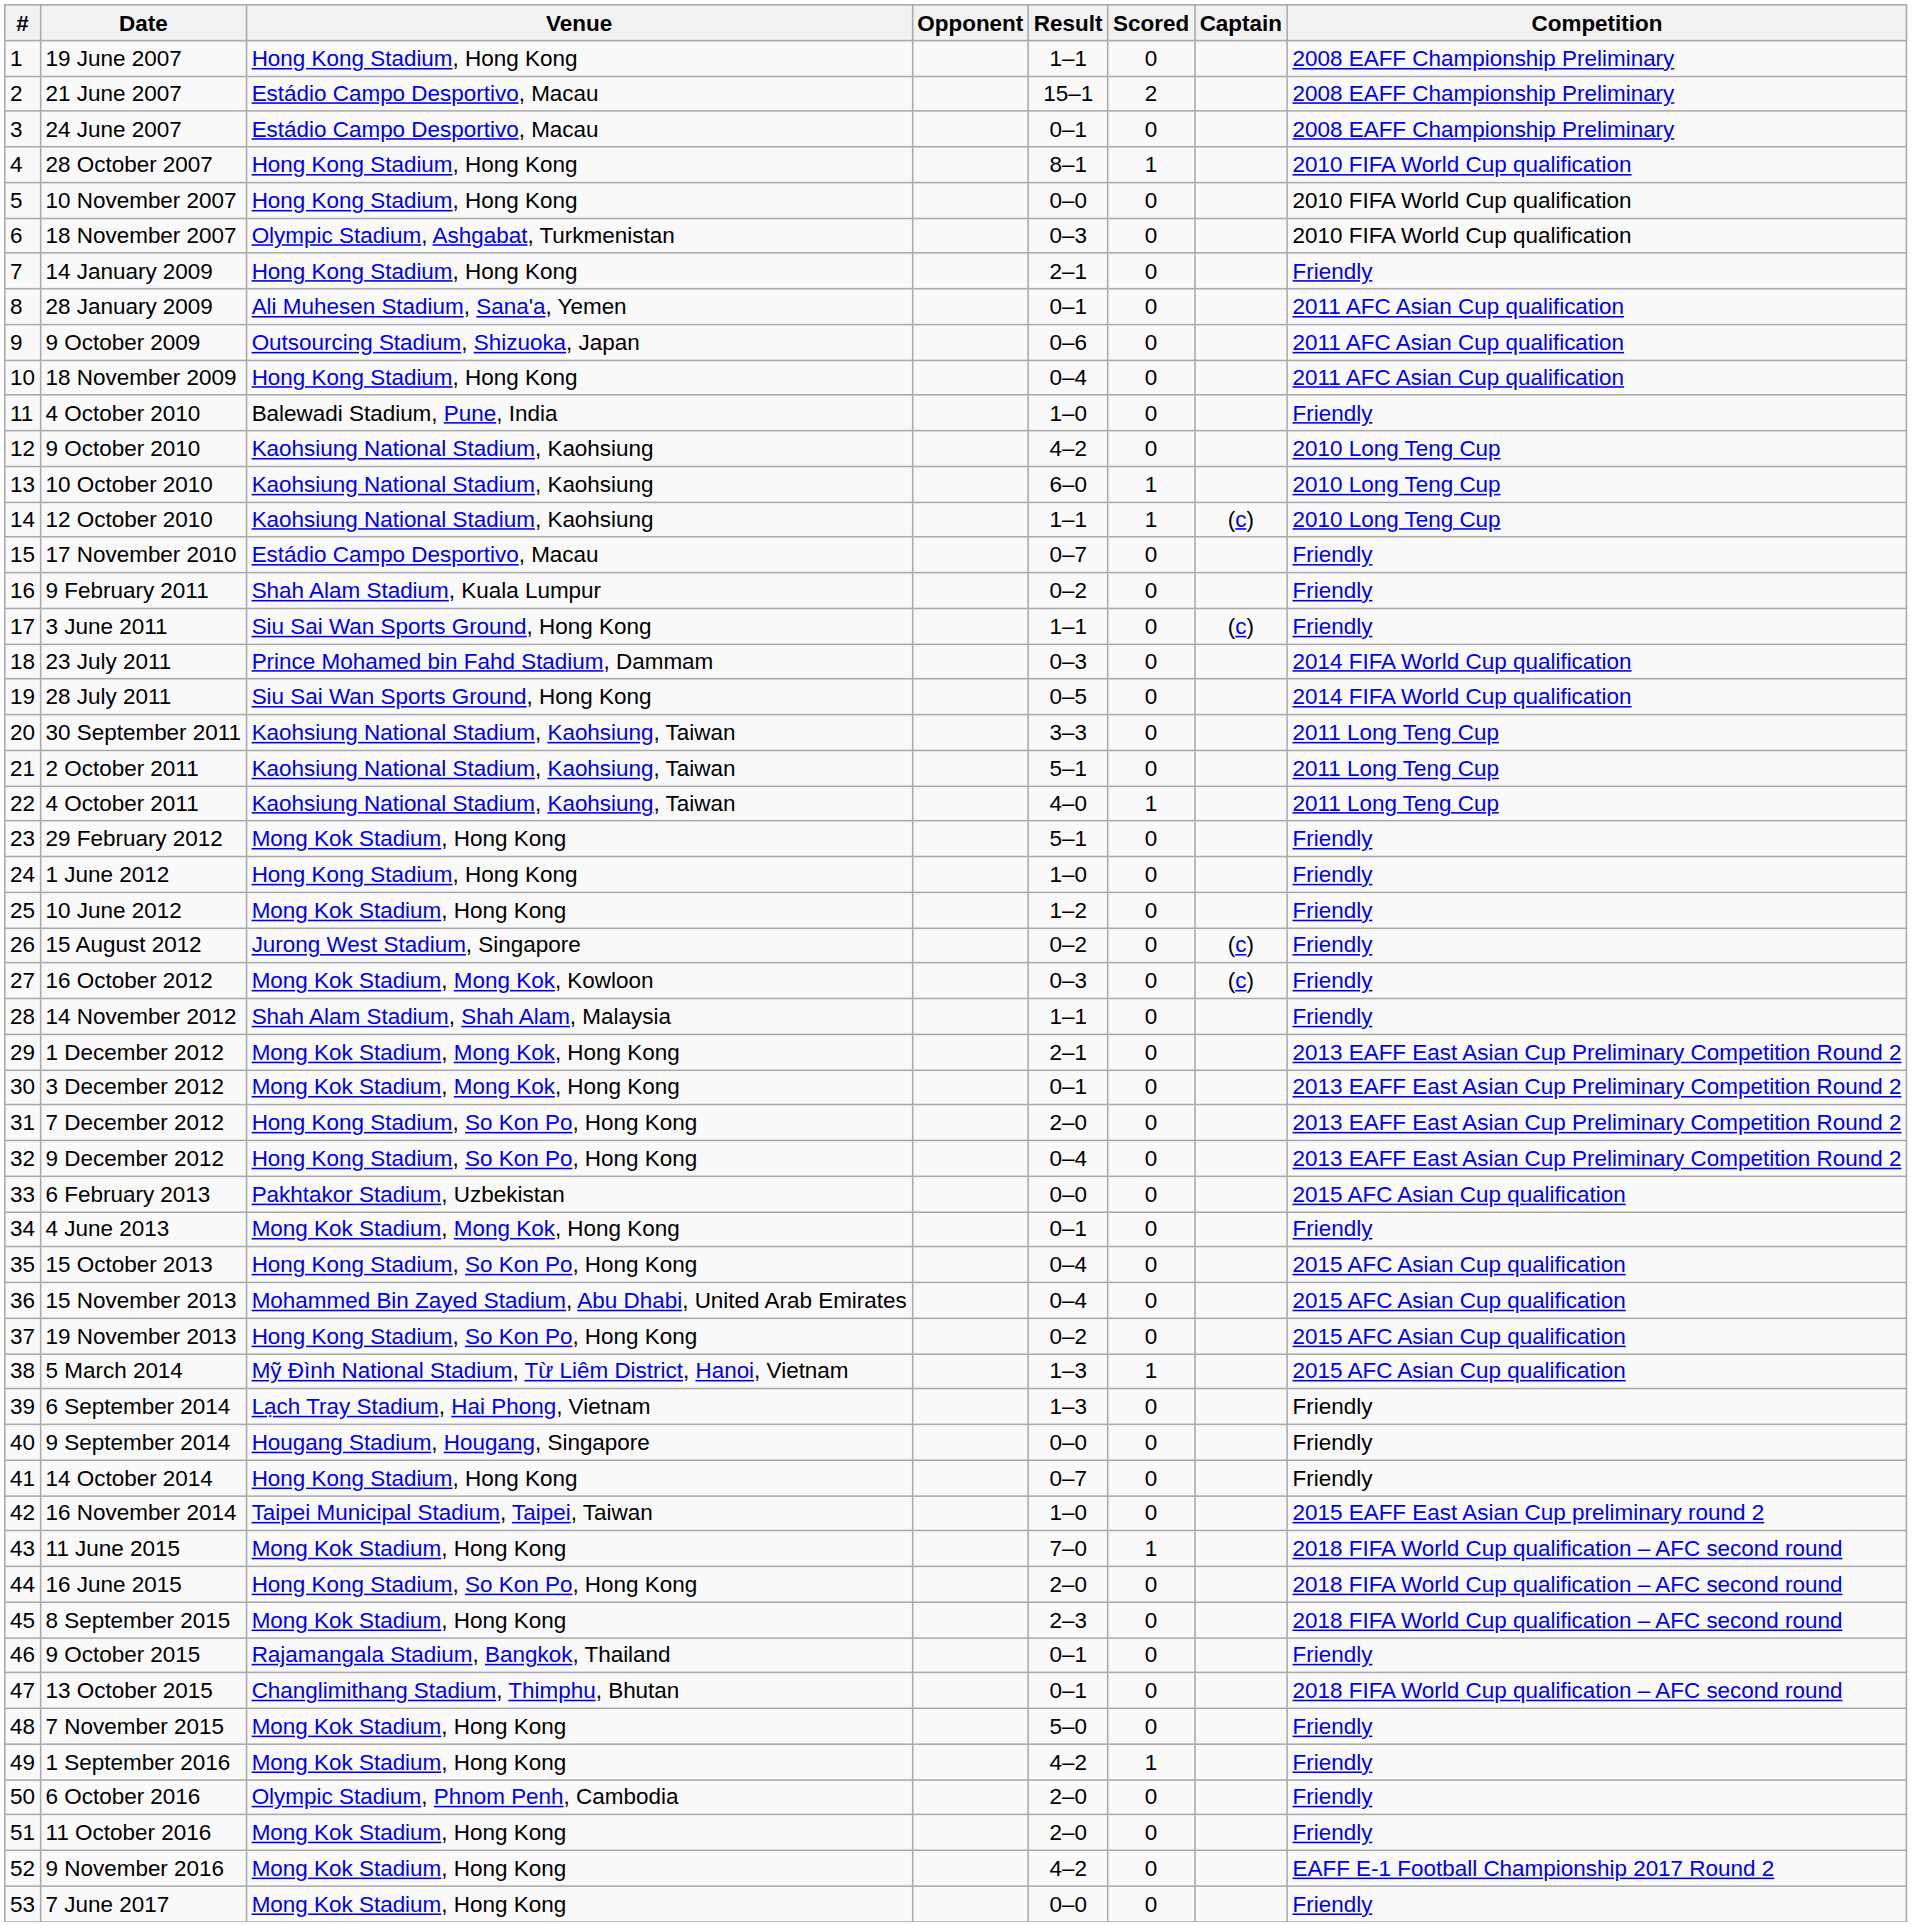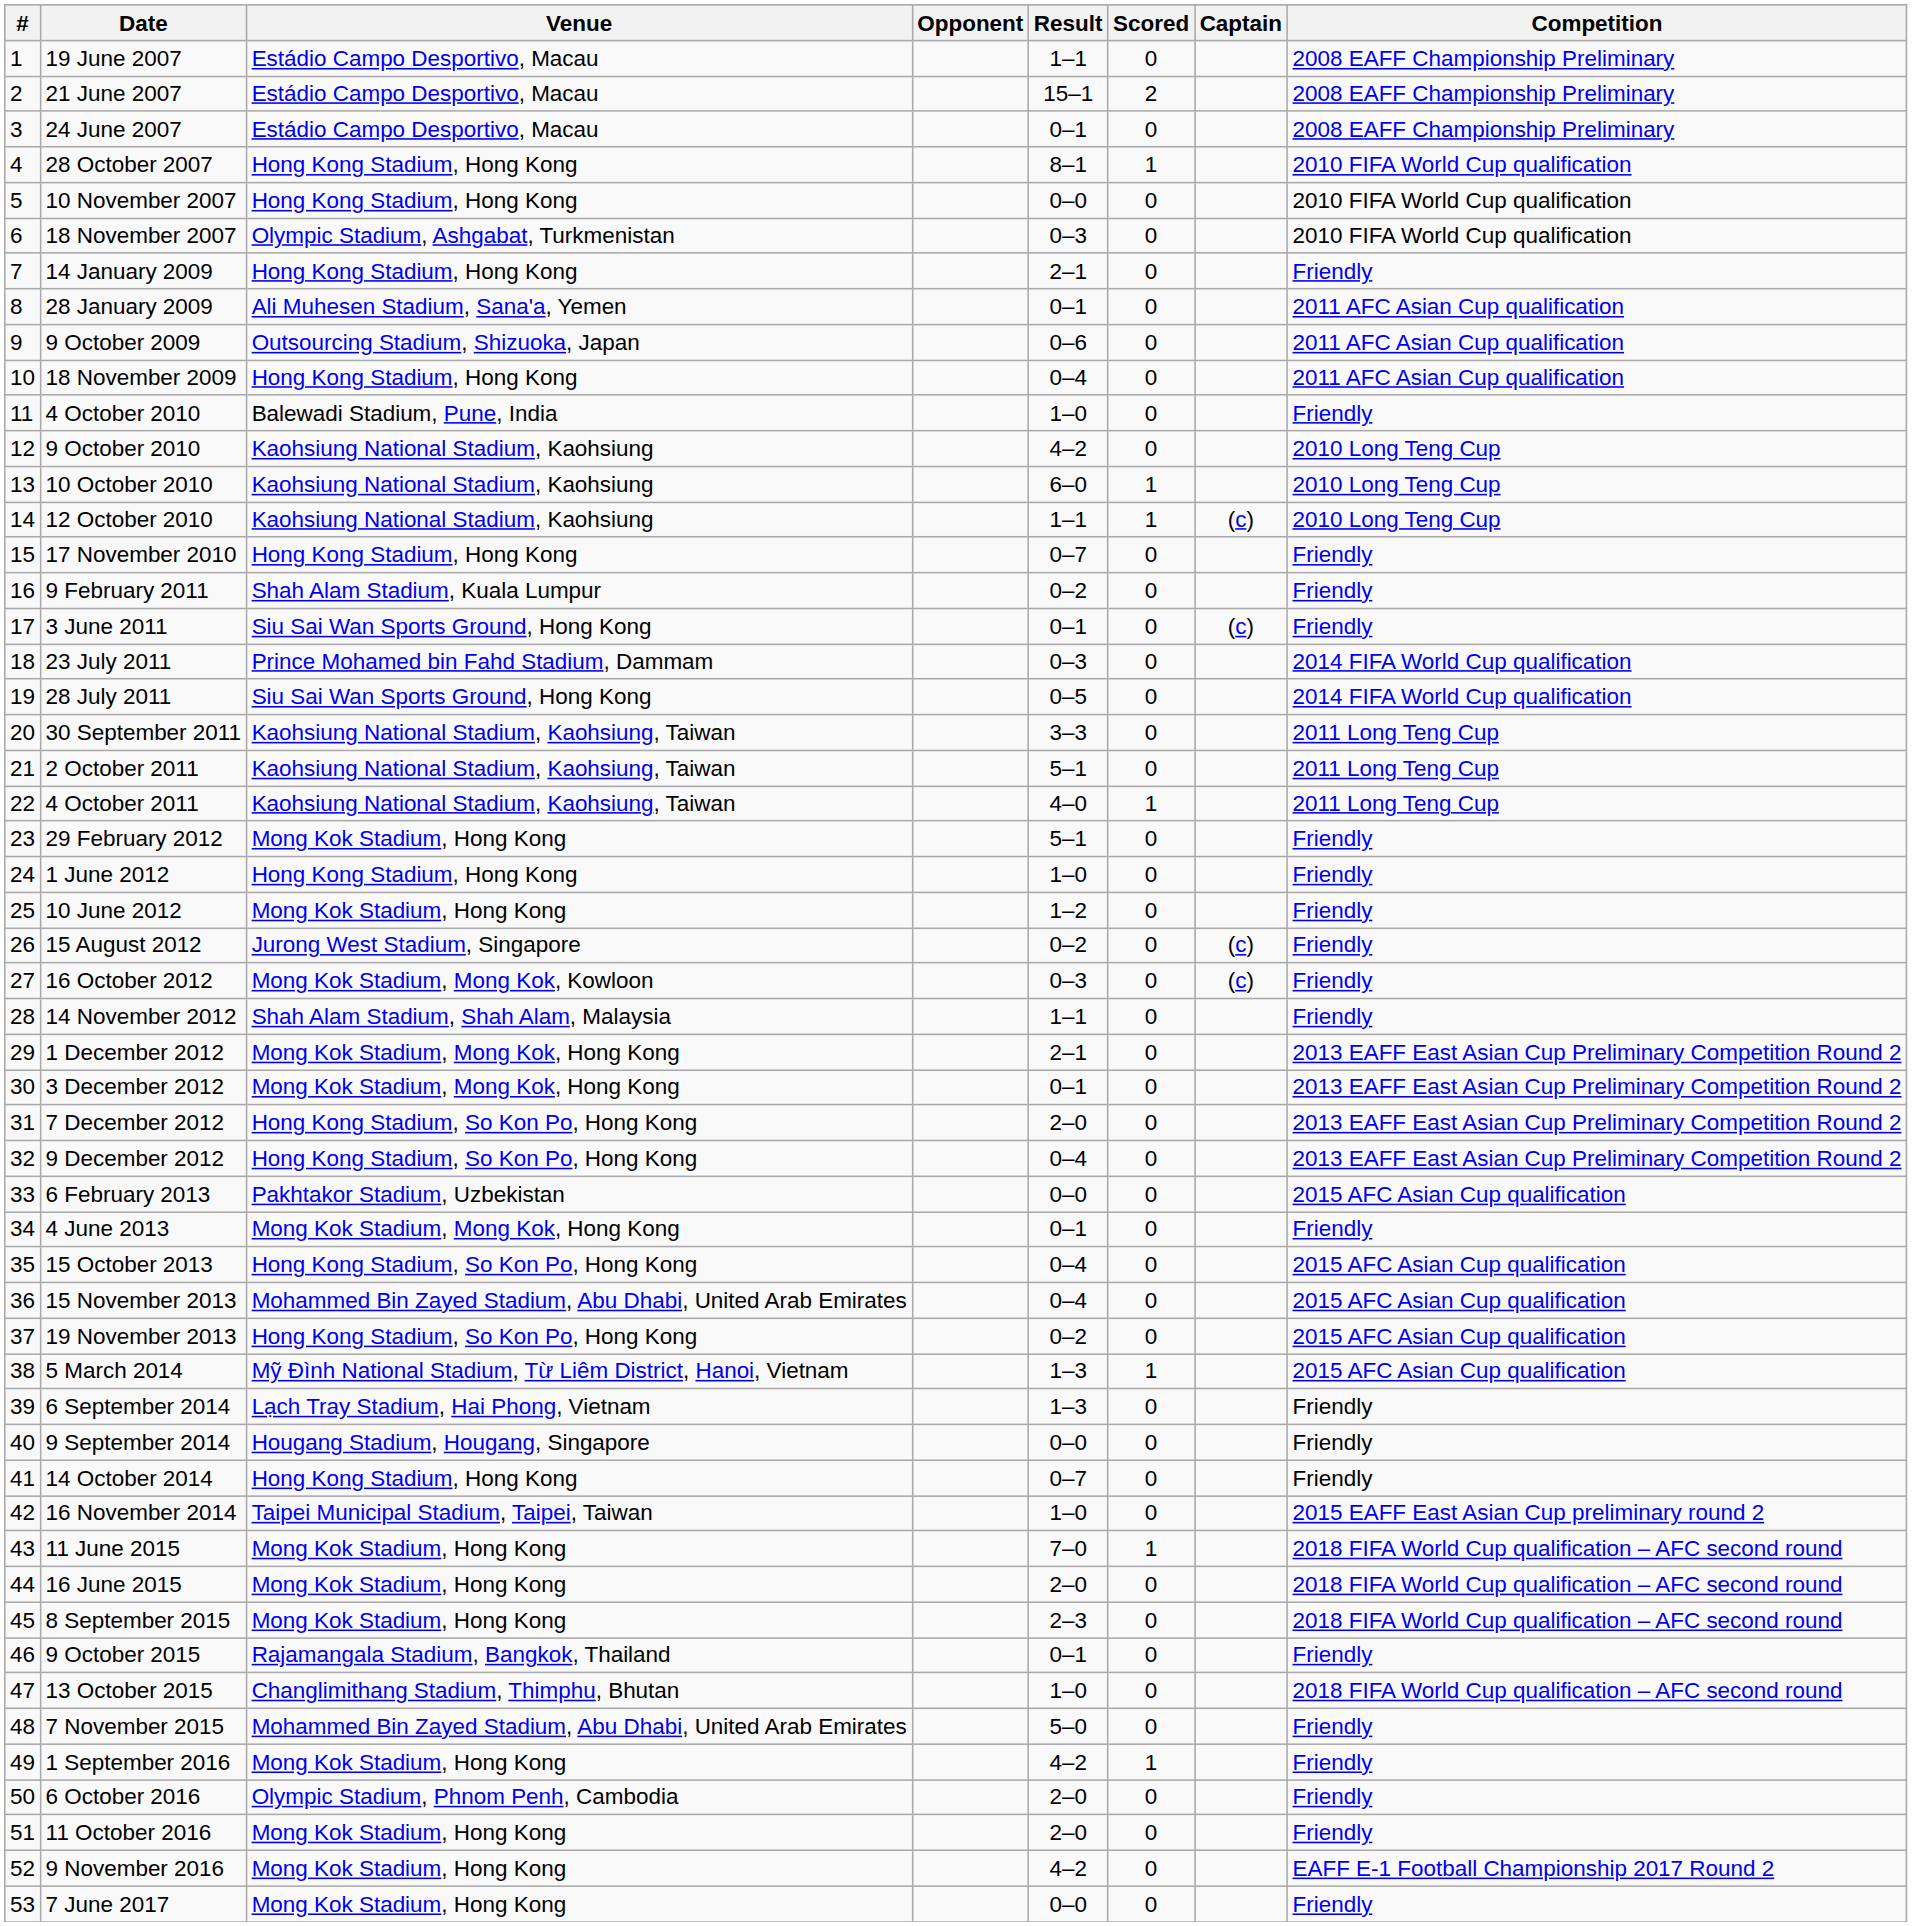(415, 58) Hong Kong Stadium, Hong Kong -> (425, 58) Estádio Campo Desportivo, Macau
(425, 555) Estádio Campo Desportivo, Macau -> (415, 555) Hong Kong Stadium, Hong Kong
(1068, 626) 1–1 -> (1068, 626) 0–1
(474, 1584) Hong Kong Stadium, So Kon Po, Hong Kong -> (409, 1584) Mong Kok Stadium, Hong Kong
(1068, 1691) 0–1 -> (1068, 1691) 1–0
(409, 1726) Mong Kok Stadium, Hong Kong -> (579, 1726) Mohammed Bin Zayed Stadium, Abu Dhabi, United Arab Emirates
